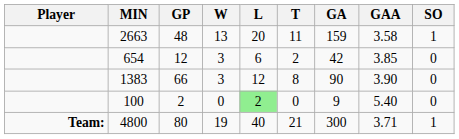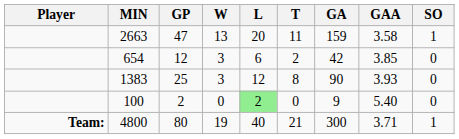(181, 36) 48 -> (181, 36) 47
(181, 79) 66 -> (181, 79) 25
(385, 79) 3.90 -> (385, 79) 3.93
